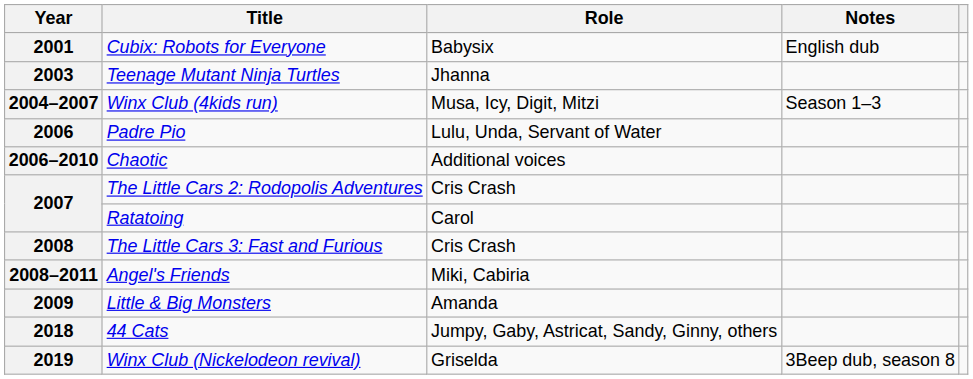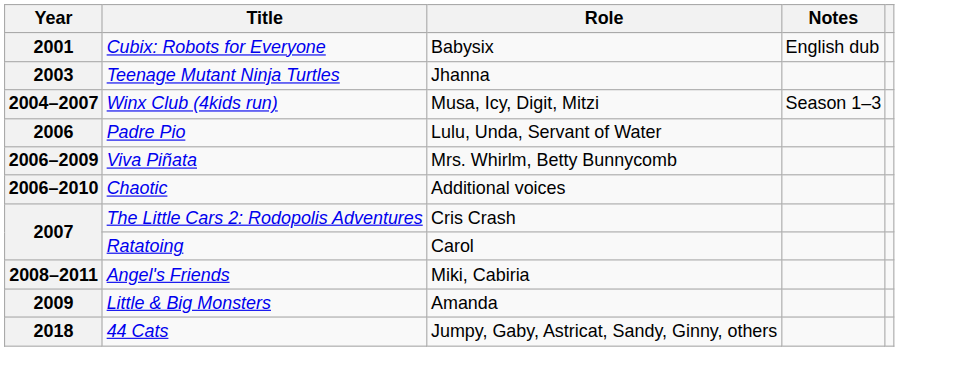+ row: (54, 160)
- row: (54, 246)
- row: (54, 359)
